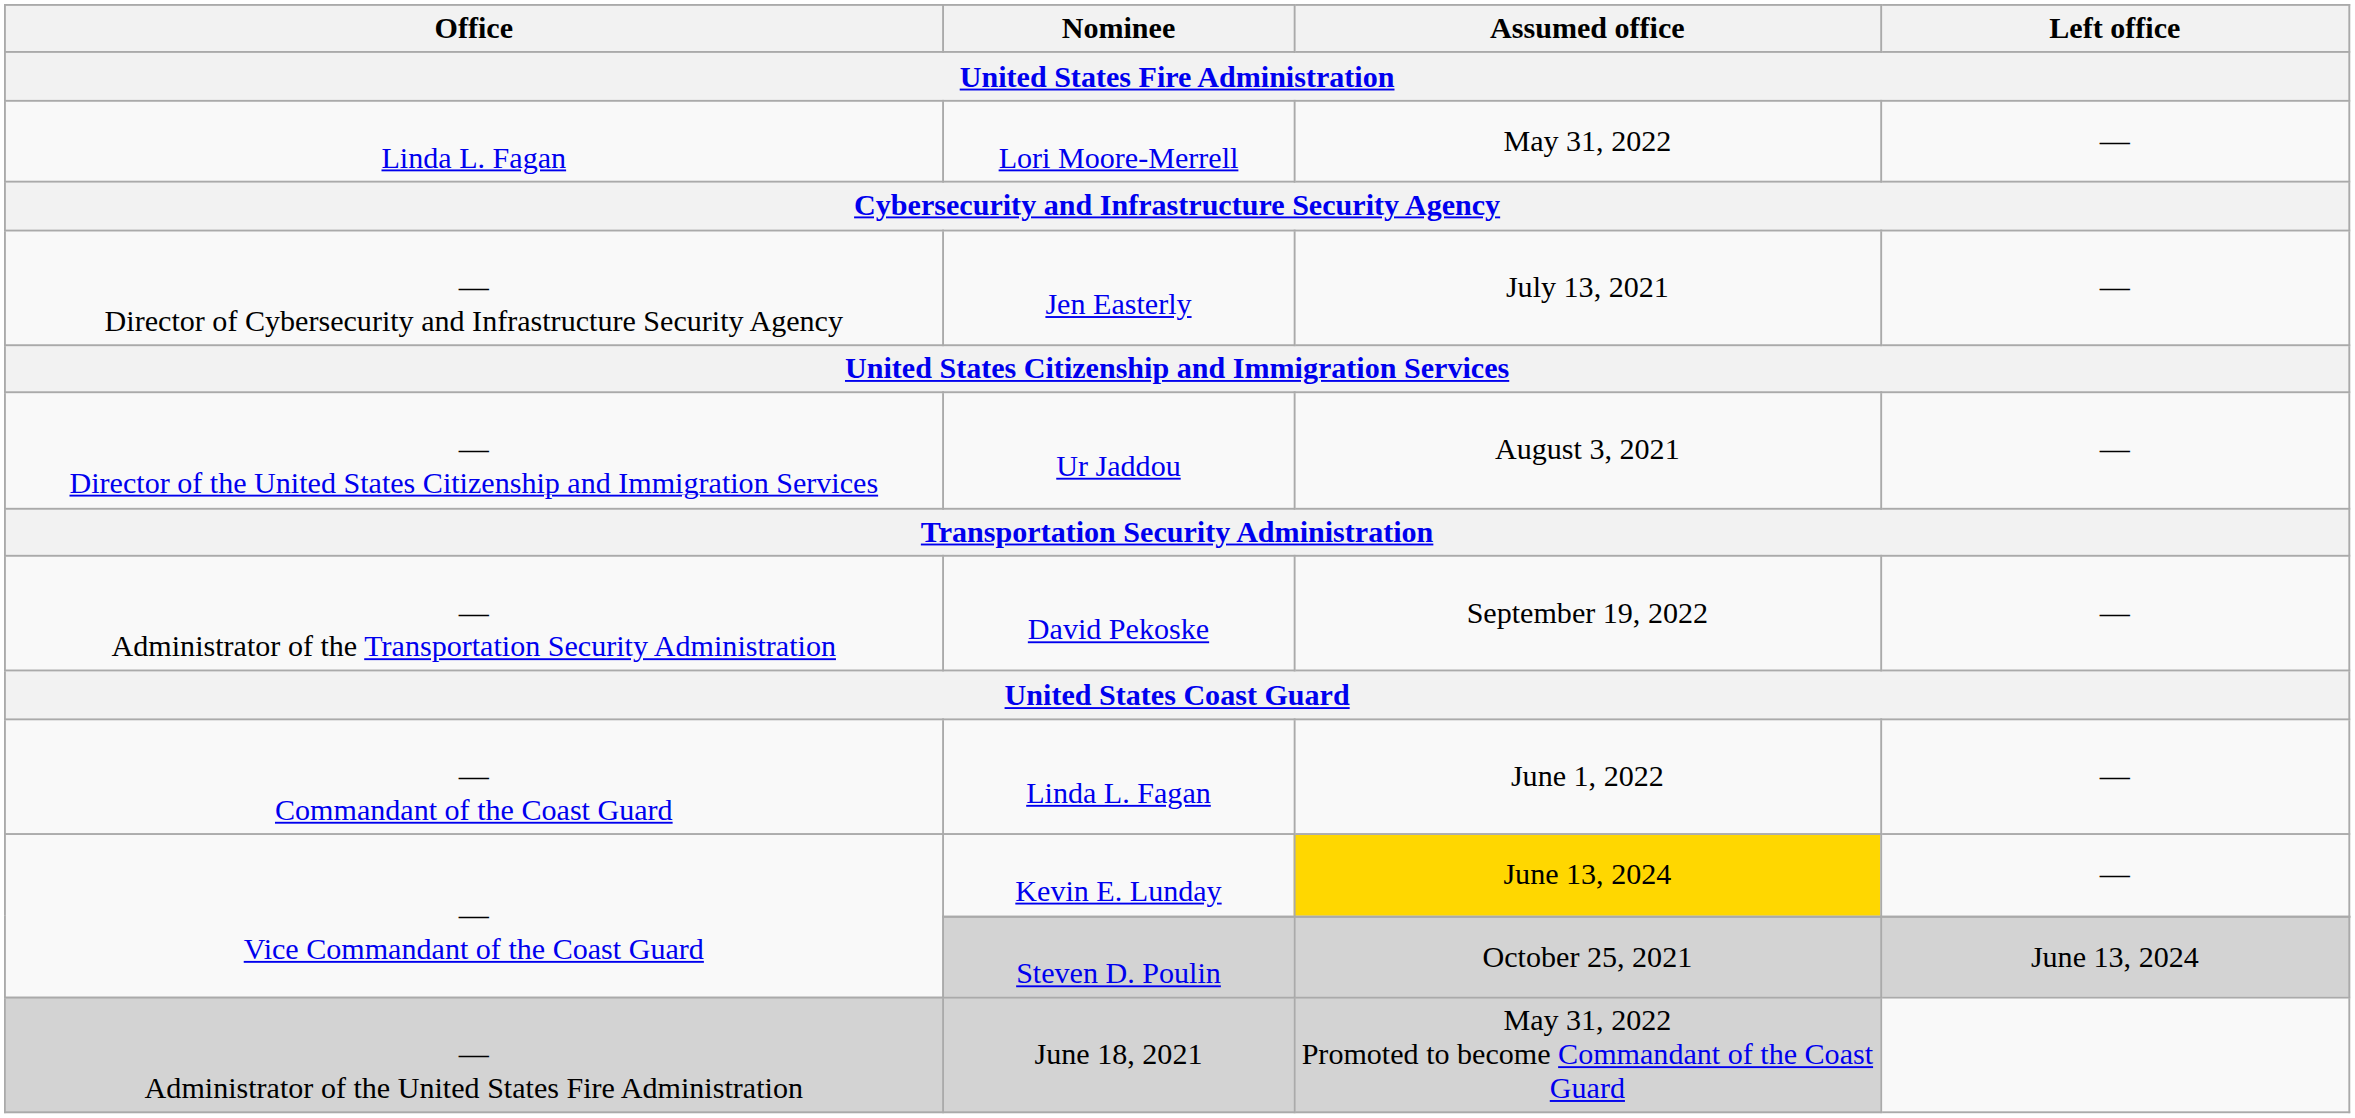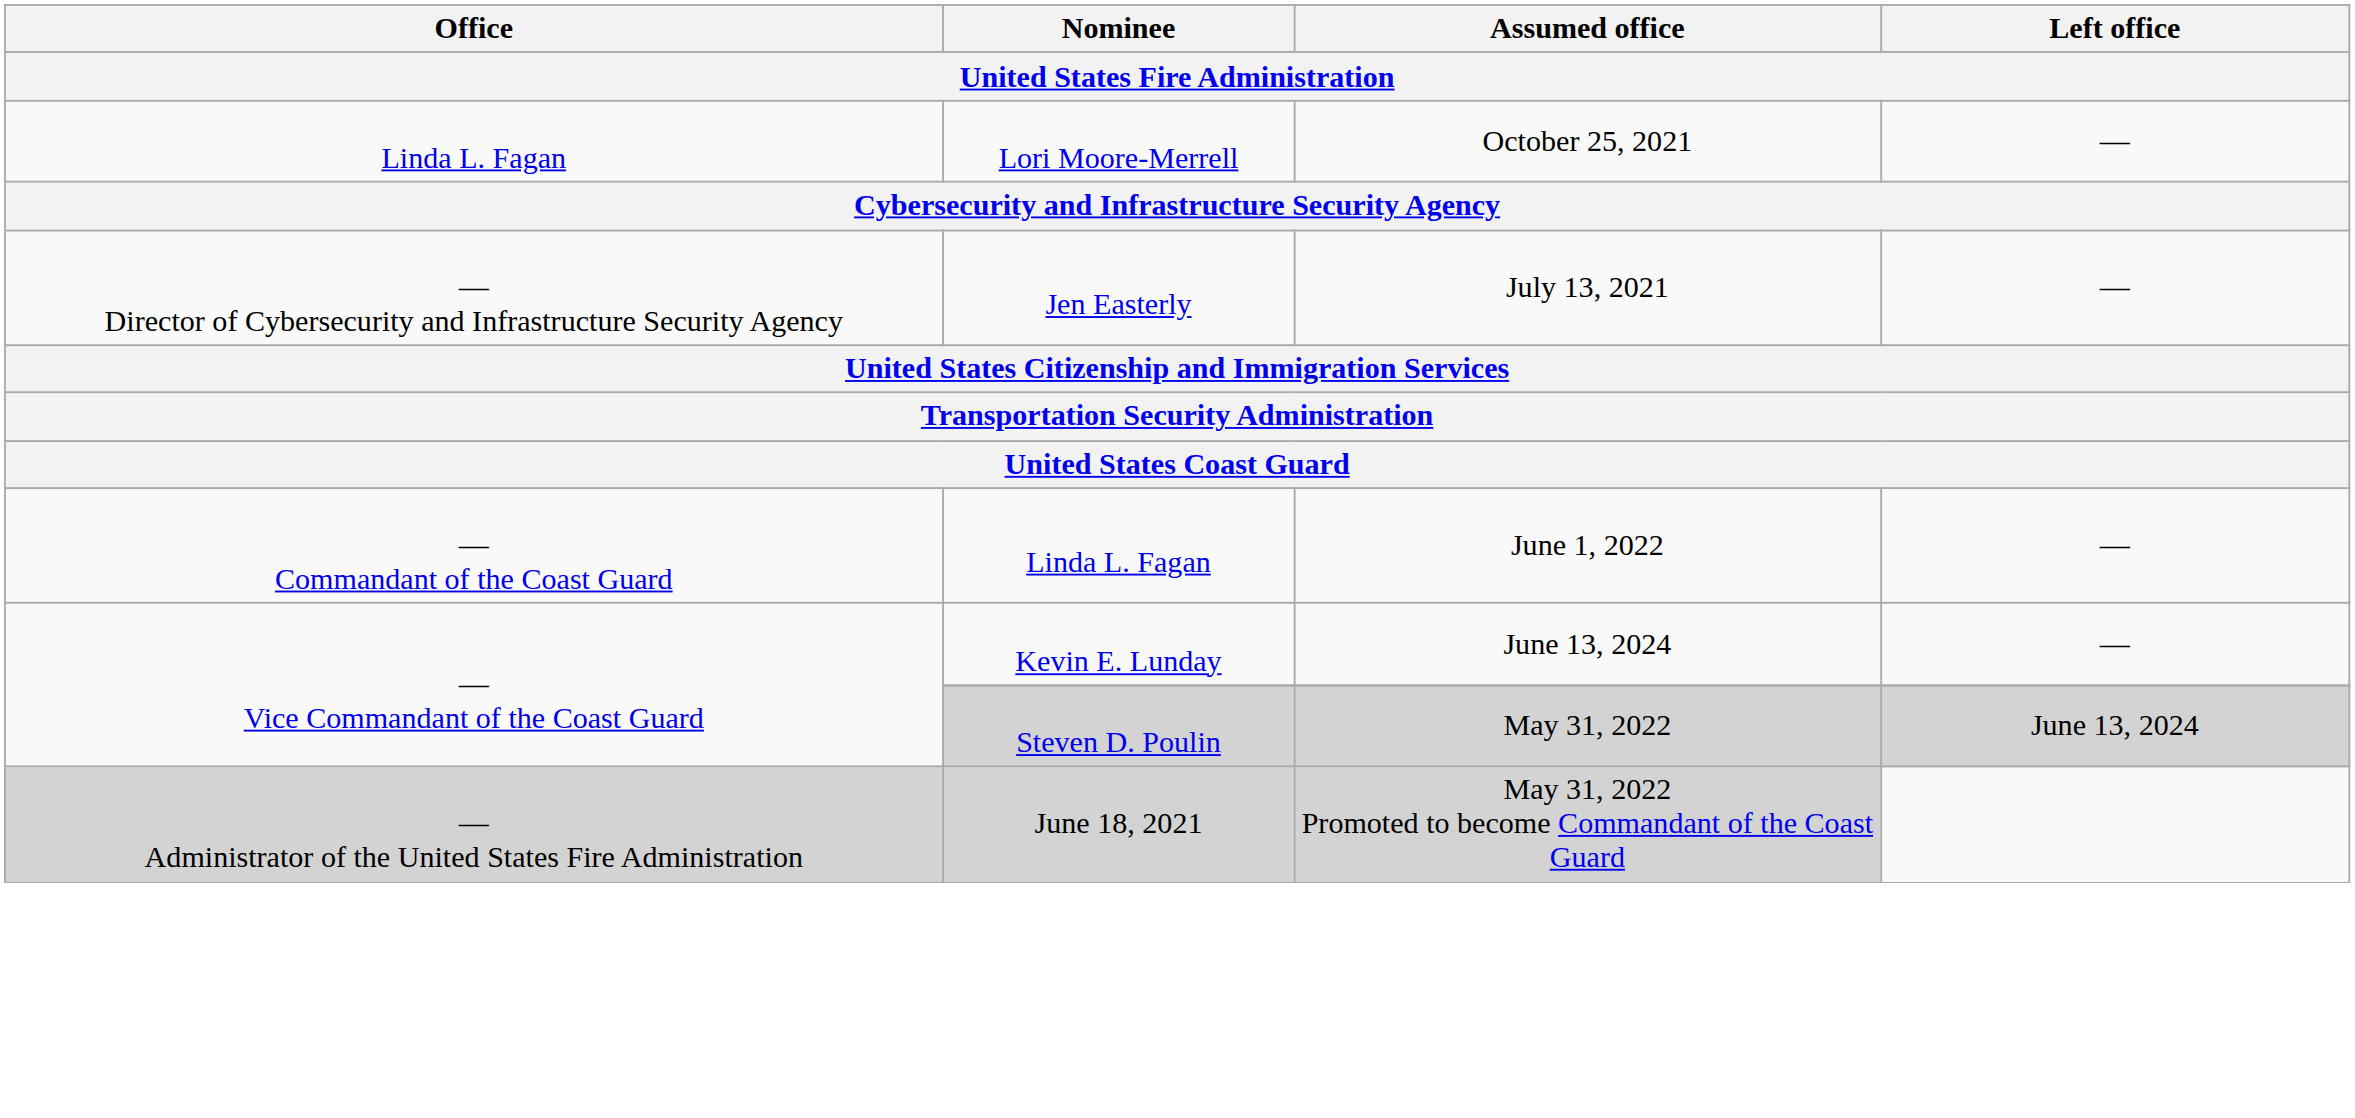(1587, 140) May 31, 2022 -> (1587, 140) October 25, 2021
- row: (1118, 466)
- row: (1118, 629)
(1587, 874) gold background -> (1587, 643) no background
(1587, 956) October 25, 2021 -> (1587, 725) May 31, 2022
